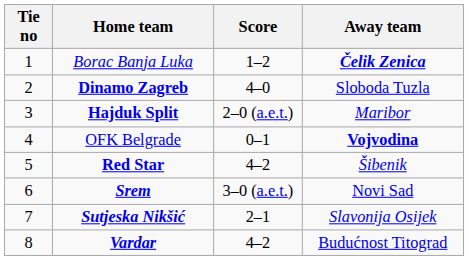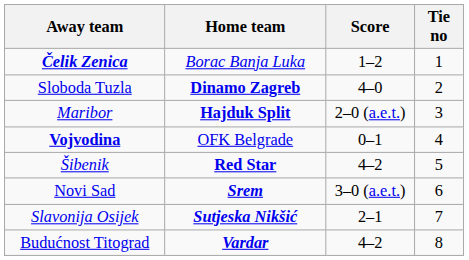columns swapped: (29, 26) <-> (383, 26)
